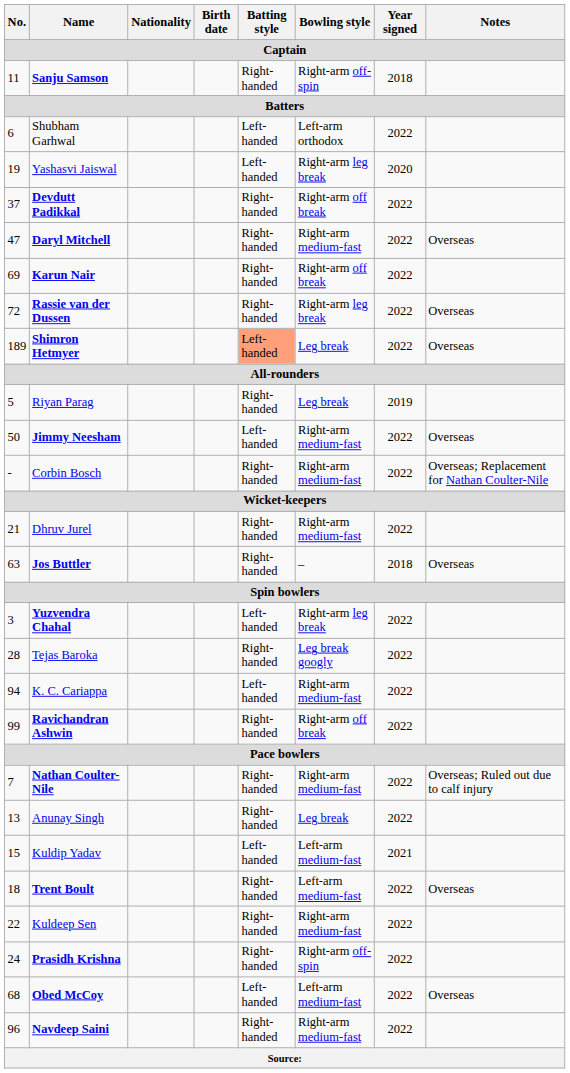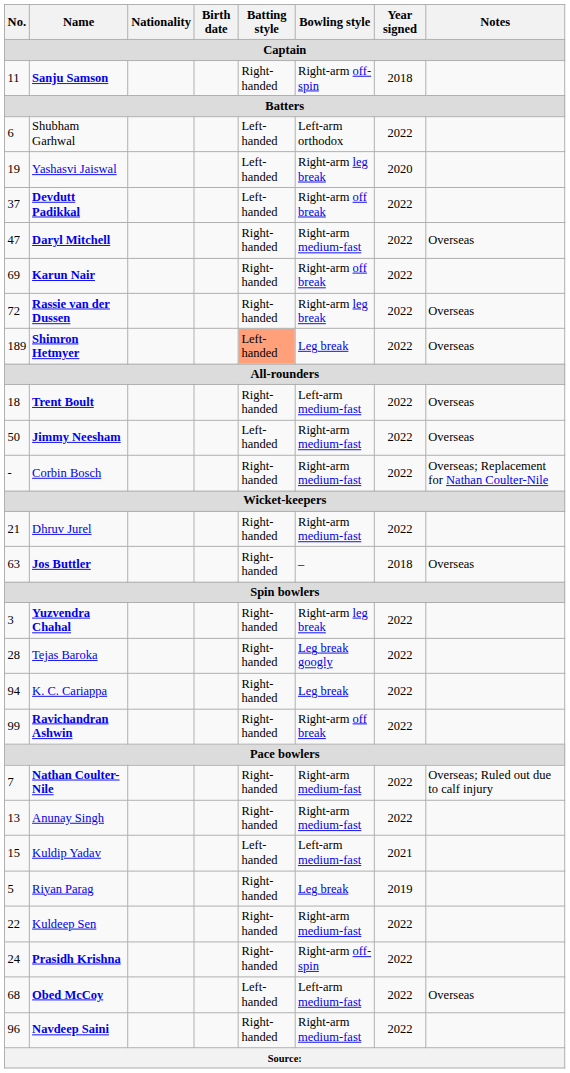(259, 204) Right-handed -> (259, 204) Left-handed
rows swapped: (63, 401) <-> (63, 888)
(259, 620) Left-handed -> (259, 620) Right-handed
(259, 690) Left-handed -> (259, 690) Right-handed
(330, 690) Right-arm medium-fast -> (323, 690) Leg break
(323, 817) Leg break -> (330, 817) Right-arm medium-fast
